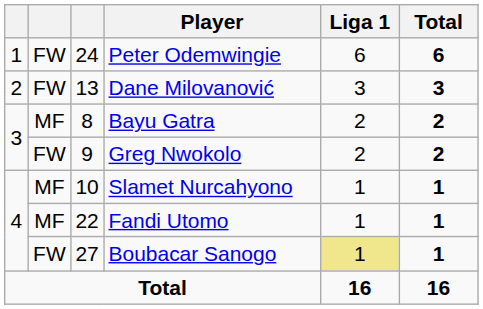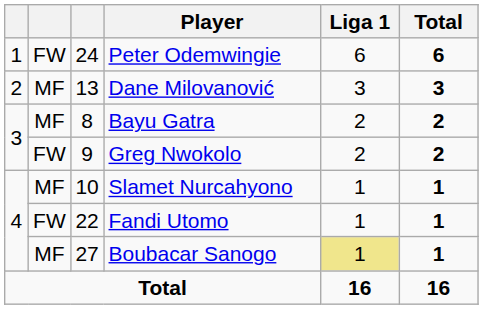(49, 88) FW -> (49, 88) MF
(49, 221) MF -> (49, 221) FW
(49, 254) FW -> (49, 254) MF
